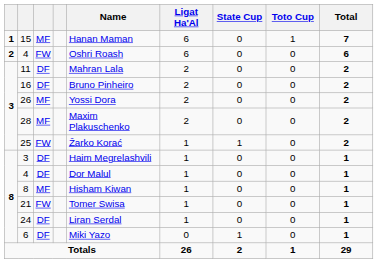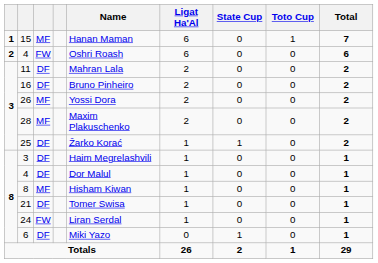(43, 142) FW -> (43, 142) DF
(43, 204) FW -> (43, 204) DF
(43, 219) DF -> (43, 219) FW
